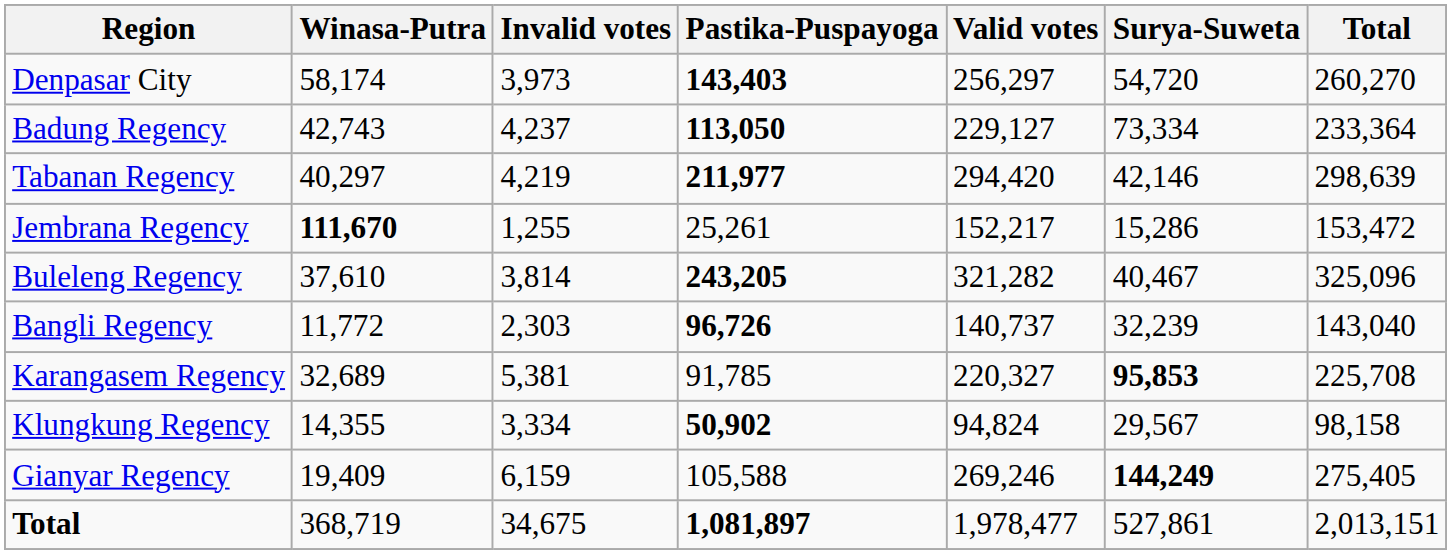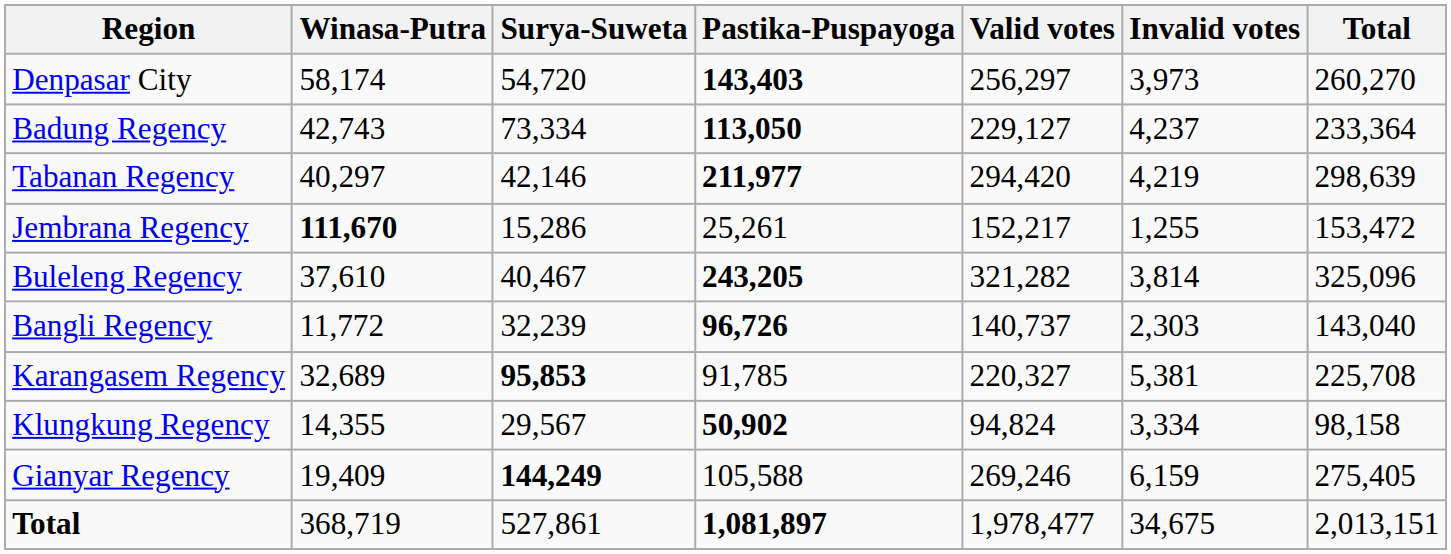columns swapped: (1206, 29) <-> (586, 29)
